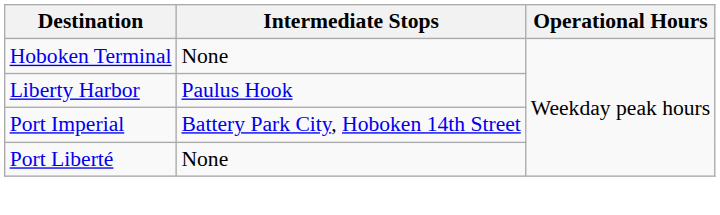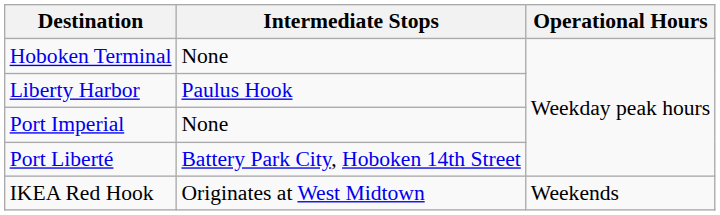(351, 124) Battery Park City, Hoboken 14th Street -> (205, 124) None
(205, 158) None -> (351, 158) Battery Park City, Hoboken 14th Street
+ row: (82, 192)
